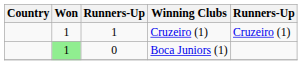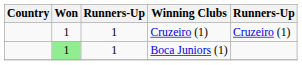(114, 50) 0 -> (114, 50) 1
